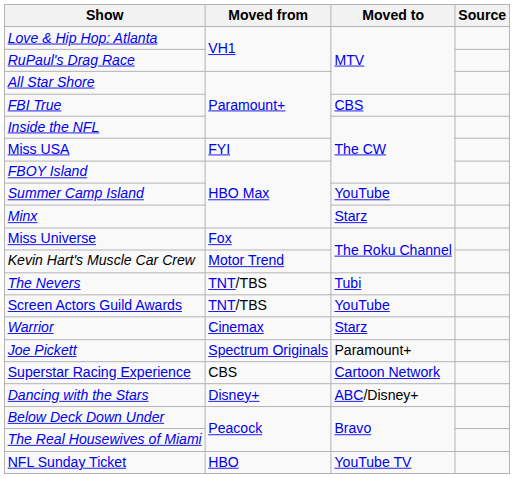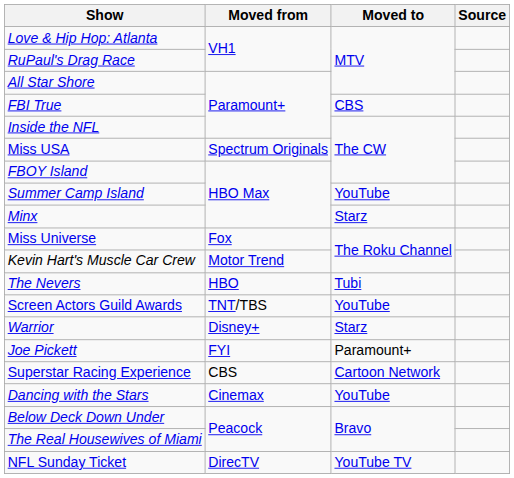(219, 149) FYI -> (268, 149) Spectrum Originals
(238, 283) TNT/TBS -> (223, 283) HBO
(236, 328) Cinemax -> (234, 328) Disney+
(268, 350) Spectrum Originals -> (219, 350) FYI
(234, 395) Disney+ -> (236, 395) Cinemax
(377, 395) ABC/Disney+ -> (362, 395) YouTube
(223, 462) HBO -> (234, 462) DirecTV
